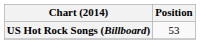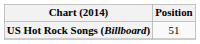(174, 30) 53 -> (174, 30) 51
